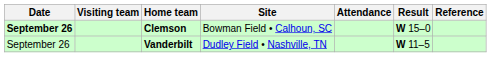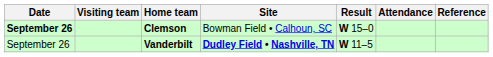columns swapped: (413, 12) <-> (364, 12)
(265, 44) normal -> (268, 44) bold
